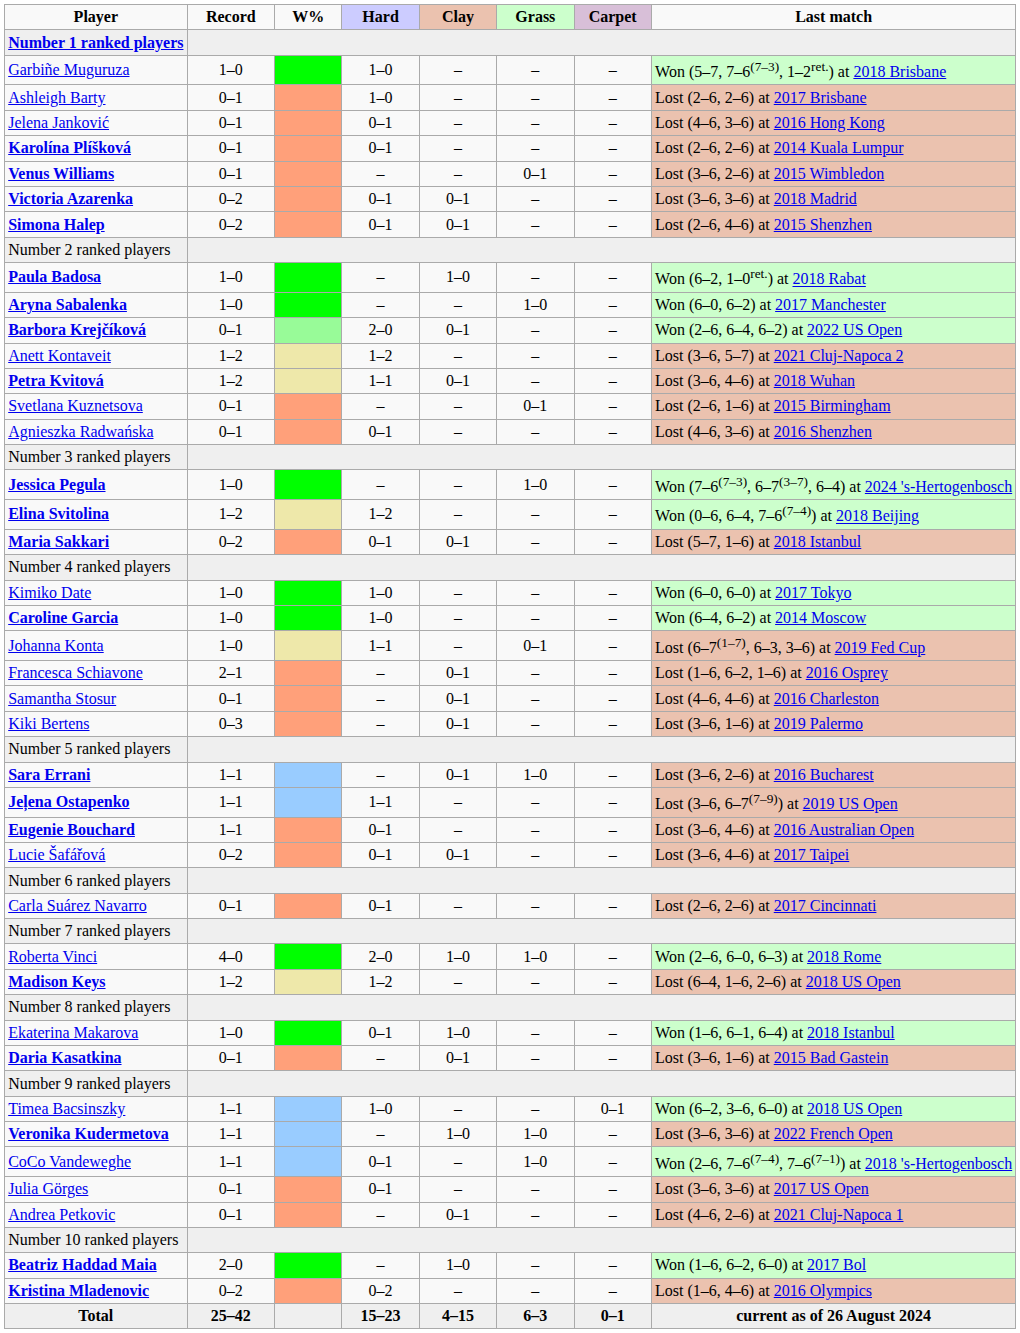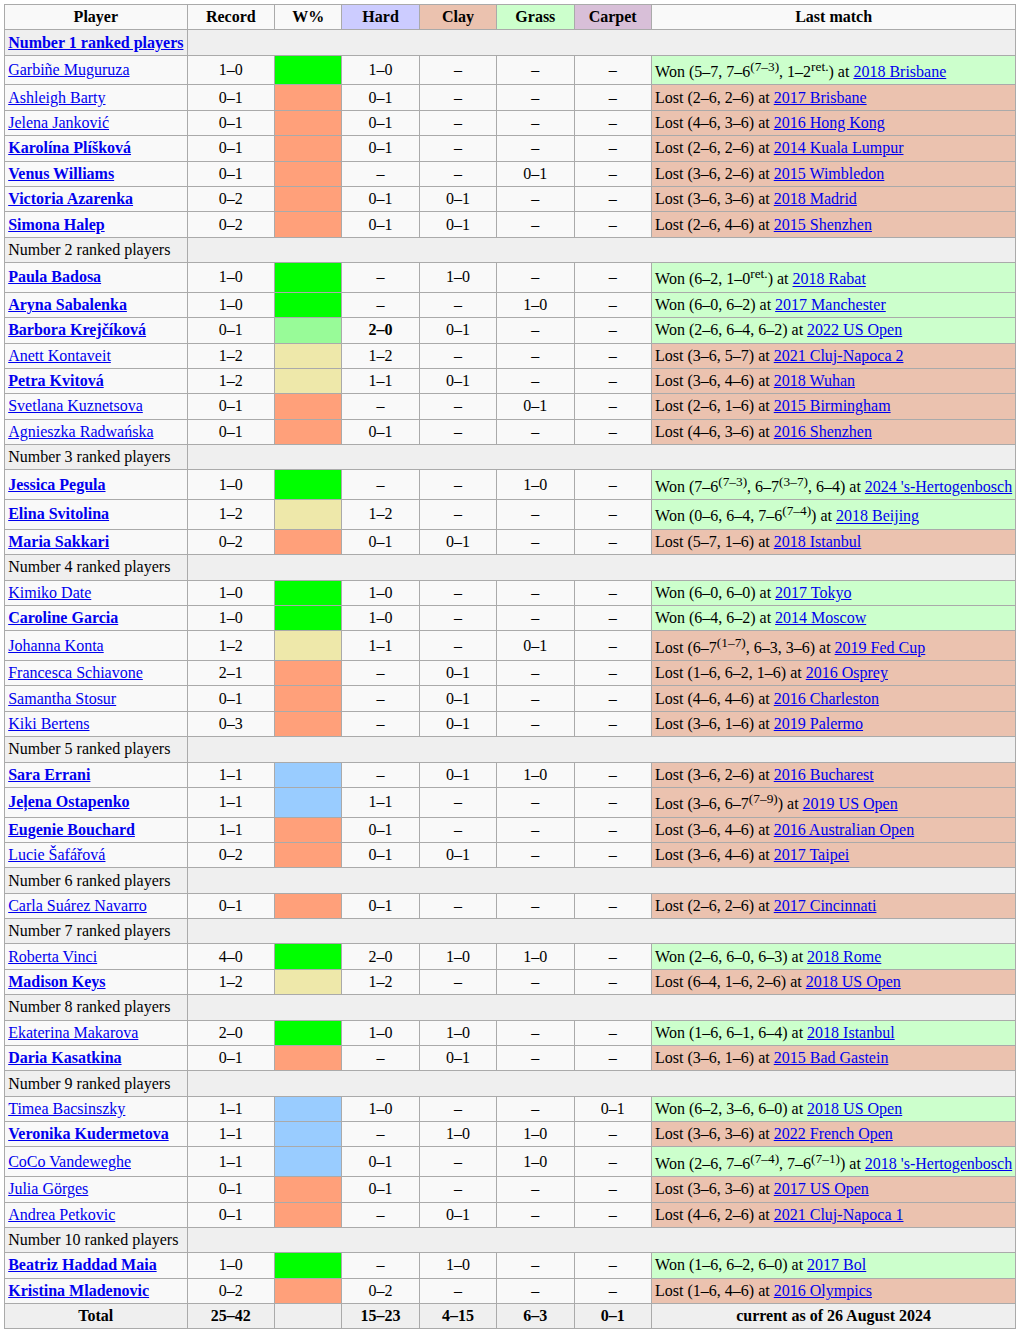(381, 97) 1–0 -> (381, 97) 0–1
(381, 330) normal -> (381, 330) bold
(231, 645) 1–0 -> (231, 645) 1–2
(231, 1032) 1–0 -> (231, 1032) 2–0
(381, 1032) 0–1 -> (381, 1032) 1–0
(231, 1265) 2–0 -> (231, 1265) 1–0
